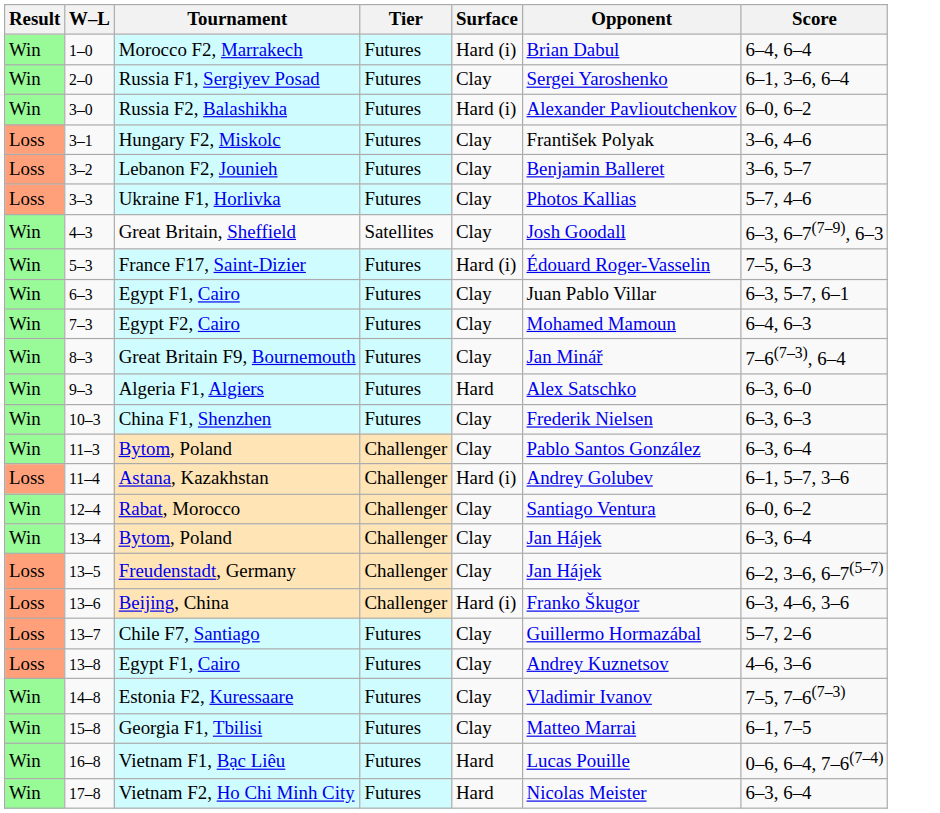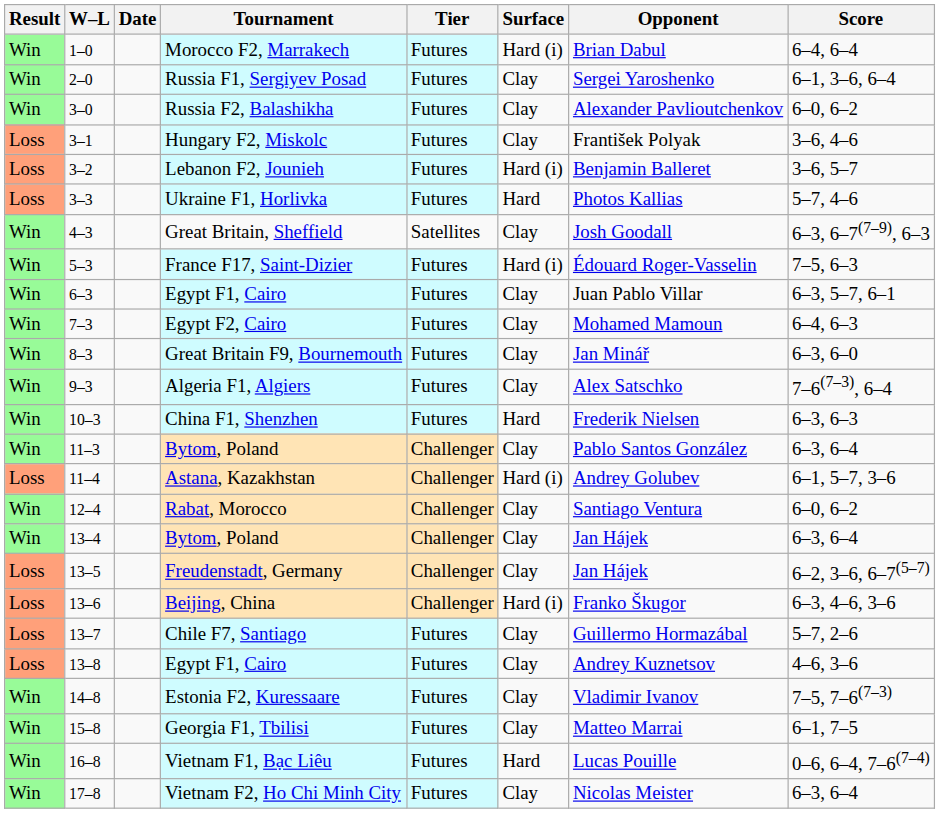+ column: (138, 19)
(486, 109) Hard (i) -> (520, 109) Clay
(474, 169) Clay -> (533, 169) Hard (i)
(474, 199) Clay -> (521, 199) Hard
(796, 356) 7–6(7–3), 6–4 -> (825, 353) 6–3, 6–0
(475, 388) Hard -> (520, 386) Clay
(779, 388) 6–3, 6–0 -> (842, 386) 7–6(7–3), 6–4
(474, 418) Clay -> (521, 418) Hard
(475, 793) Hard -> (520, 793) Clay
